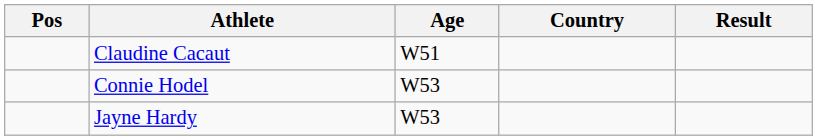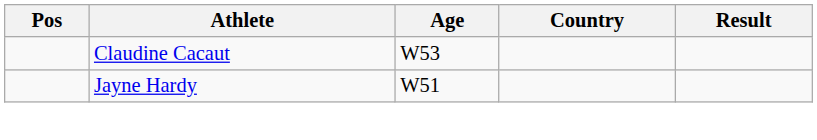(420, 53) W51 -> (420, 53) W53
- row: (151, 85)
(420, 118) W53 -> (420, 85) W51
